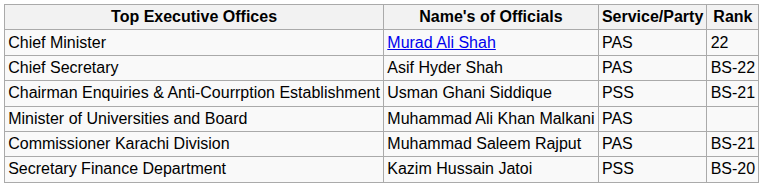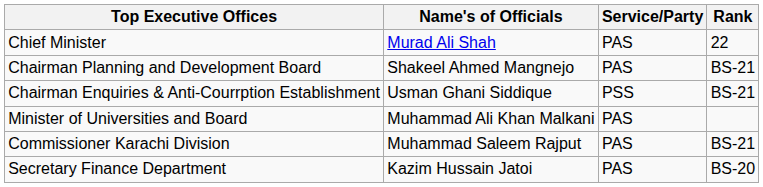- row: (63, 67)
+ row: (165, 67)
(618, 169) PSS -> (617, 169) PAS
